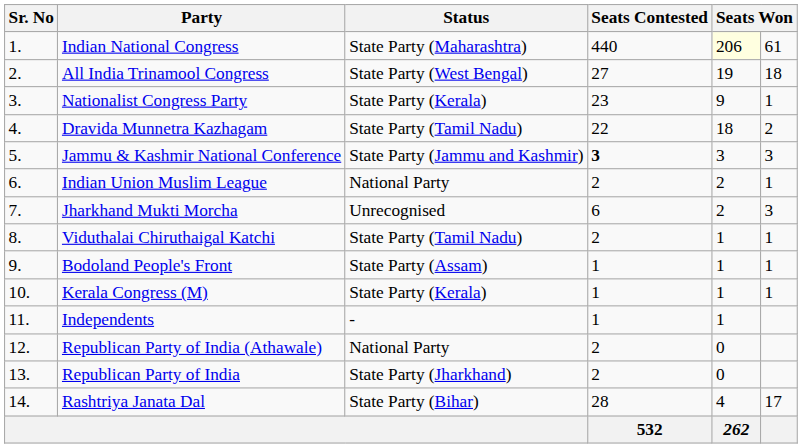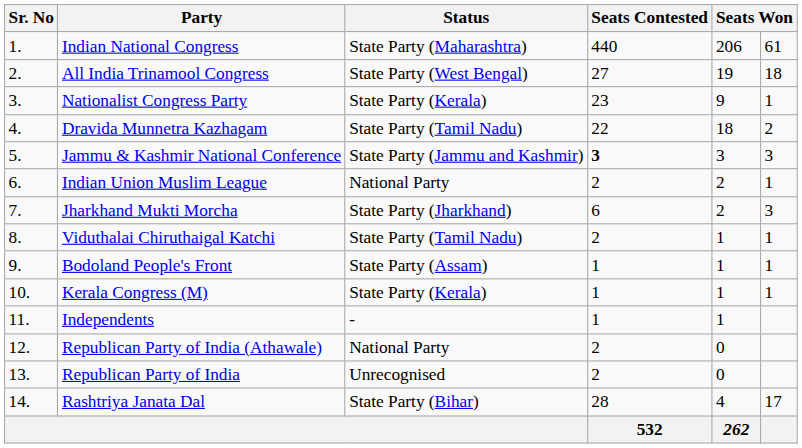(729, 45) lightyellow background -> (729, 45) no background
(397, 210) Unrecognised -> (430, 210) State Party (Jharkhand)
(430, 374) State Party (Jharkhand) -> (397, 374) Unrecognised
